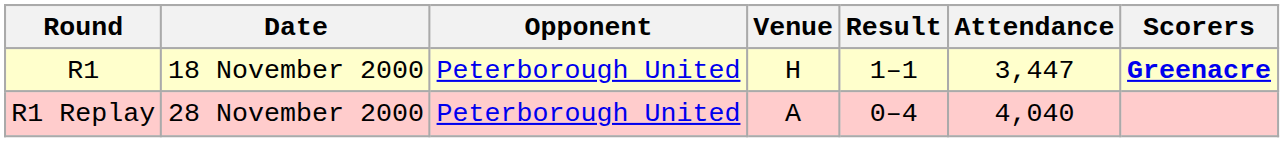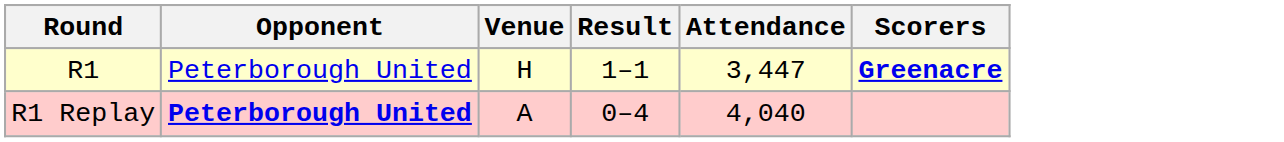- column: (296, 27)
(589, 114) normal -> (320, 114) bold
